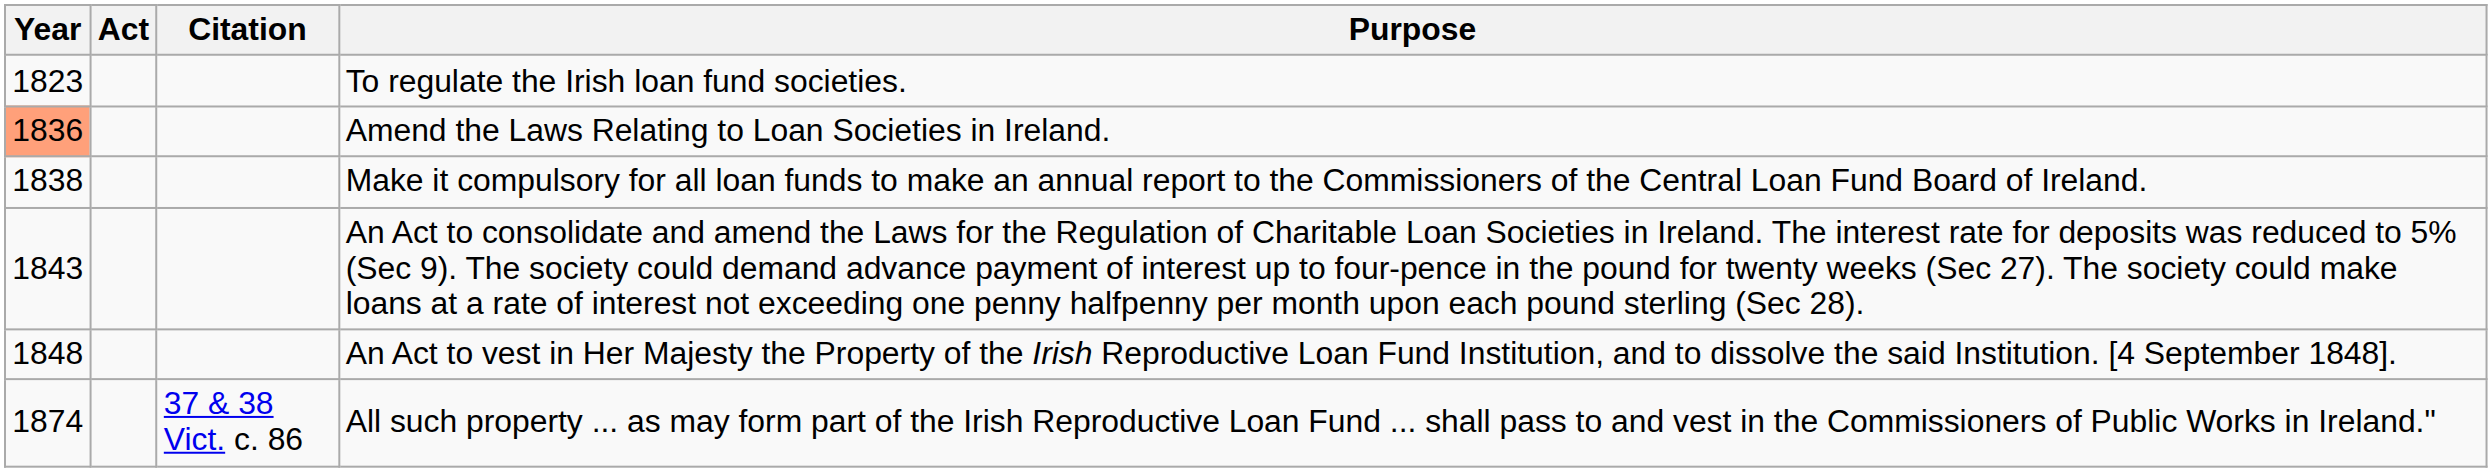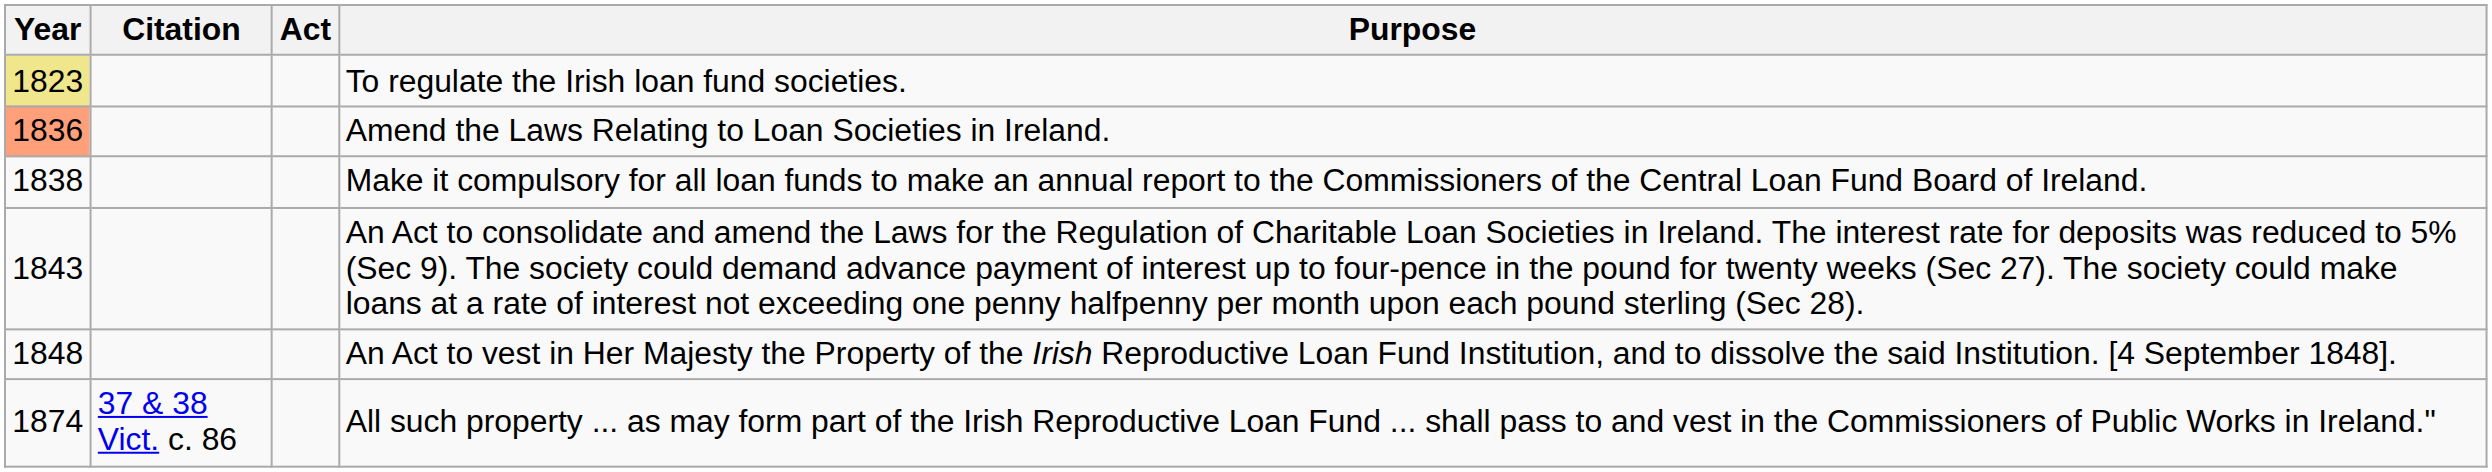columns swapped: (123, 29) <-> (247, 29)
(48, 80) no background -> (48, 80) khaki background
